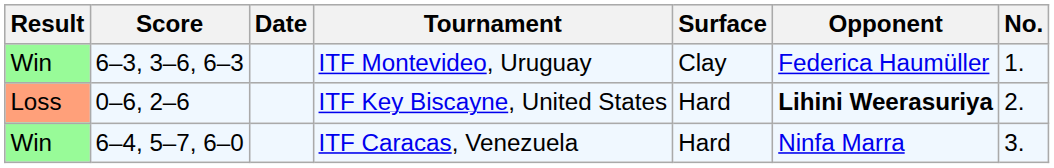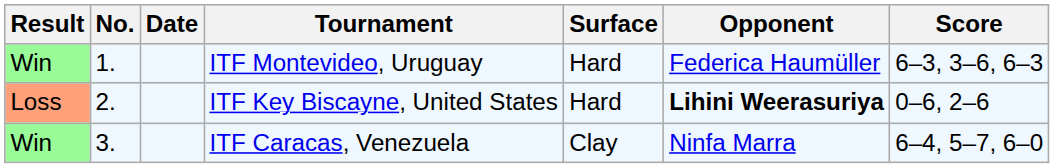columns swapped: (1024, 23) <-> (170, 23)
(702, 62) Clay -> (595, 62) Hard
(704, 141) Hard -> (593, 141) Clay
